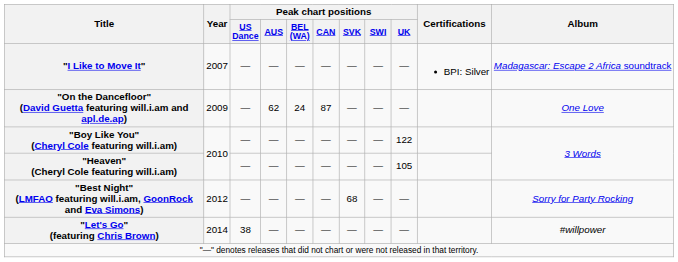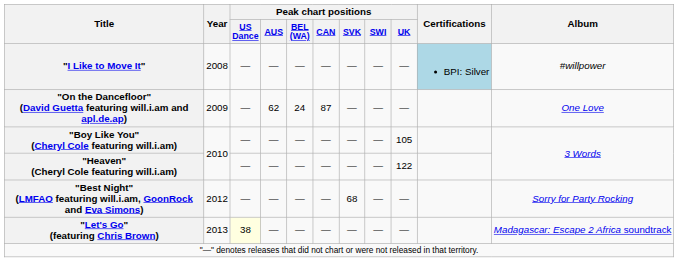(217, 66) 2007 -> (217, 66) 2008
(454, 72) no background -> (454, 72) lightblue background
(583, 66) Madagascar: Escape 2 Africa soundtrack -> (583, 66) #willpower
(404, 140) 122 -> (404, 140) 105
(404, 166) 105 -> (404, 166) 122
(217, 230) 2014 -> (217, 230) 2013
(245, 230) no background -> (245, 230) lightyellow background
(583, 230) #willpower -> (583, 230) Madagascar: Escape 2 Africa soundtrack
